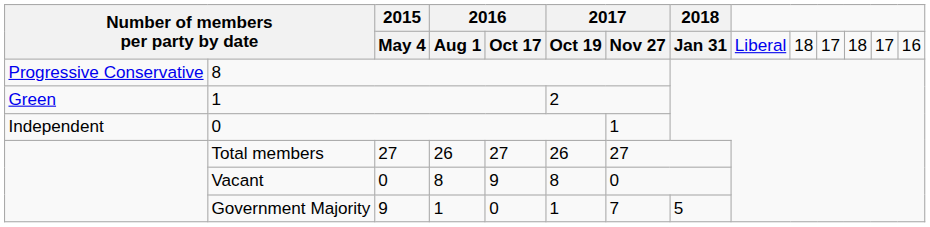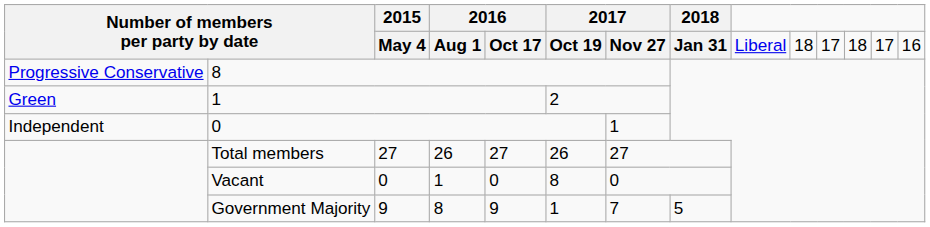(438, 180) 8 -> (438, 180) 1
(494, 180) 9 -> (494, 180) 0
(438, 208) 1 -> (438, 208) 8
(494, 208) 0 -> (494, 208) 9
